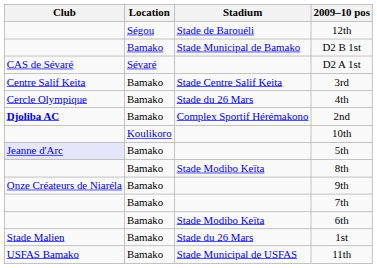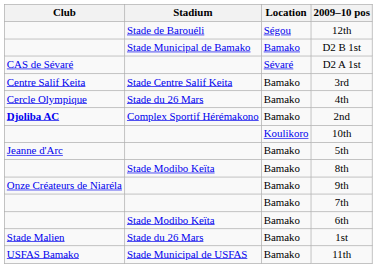columns swapped: (149, 13) <-> (243, 13)
(35, 151) lavender background -> (35, 151) no background
